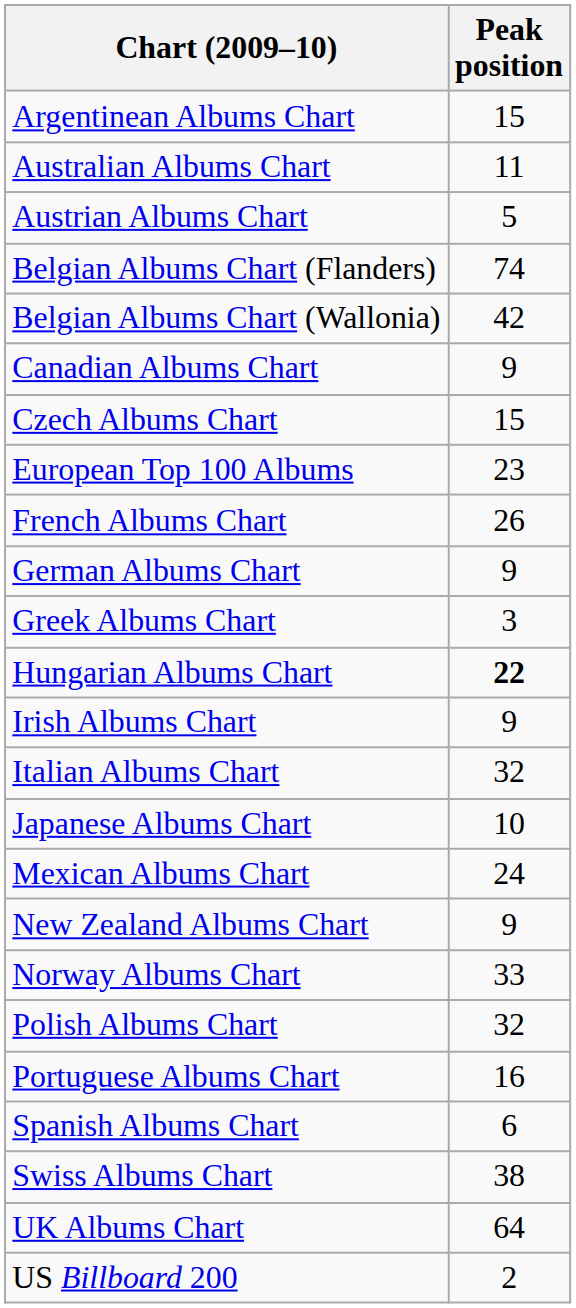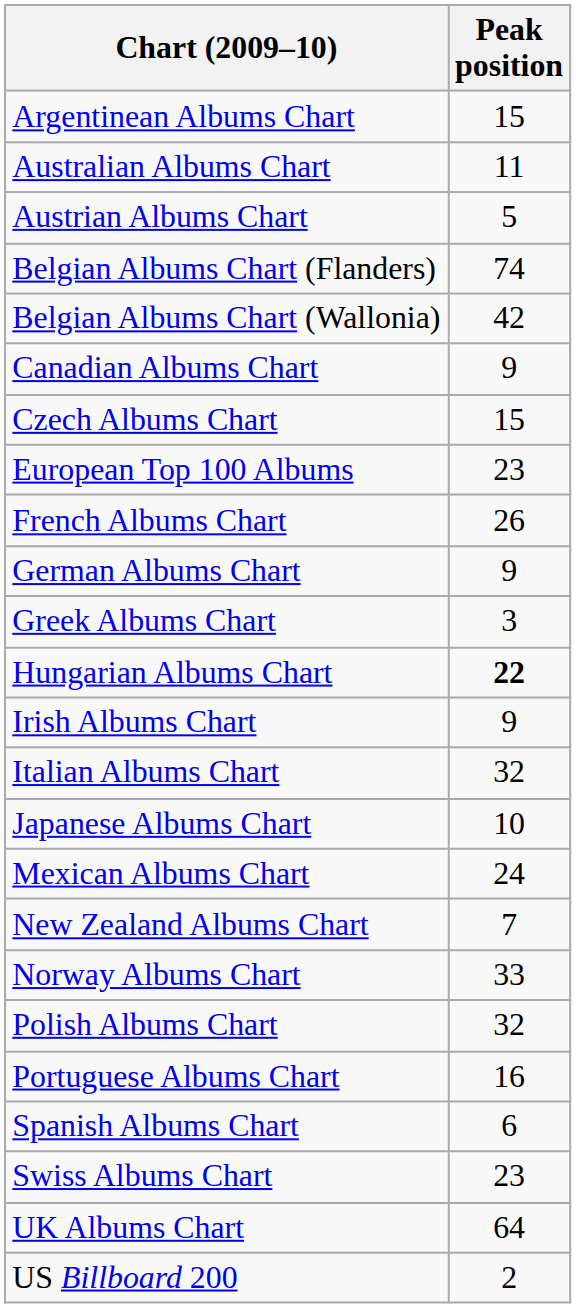(509, 924) 9 -> (509, 924) 7
(509, 1176) 38 -> (509, 1176) 23
